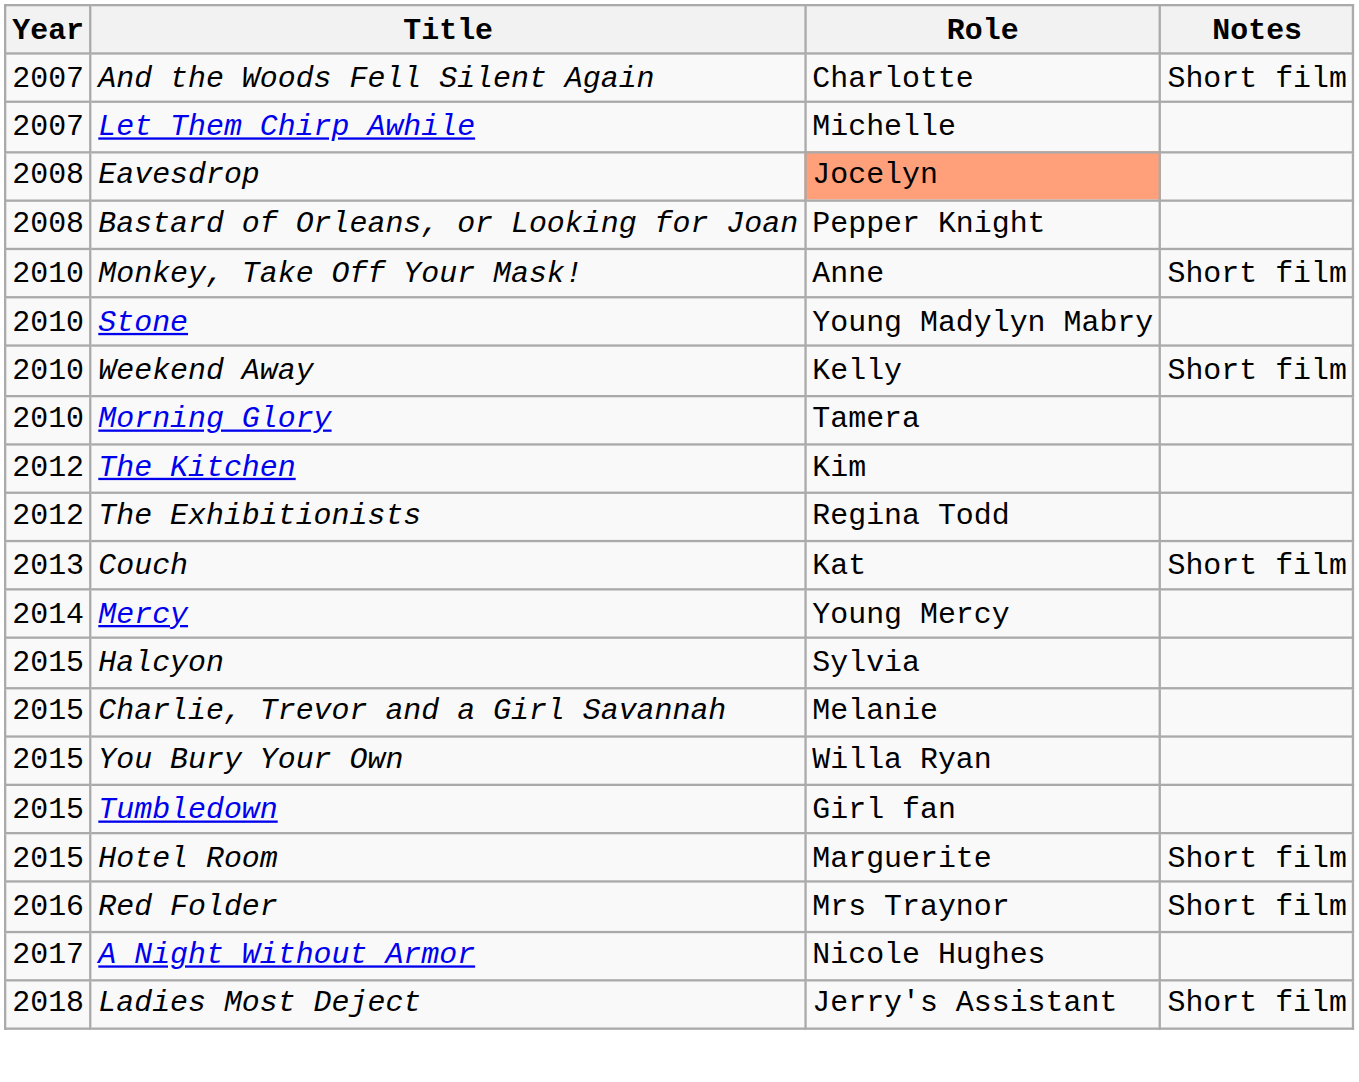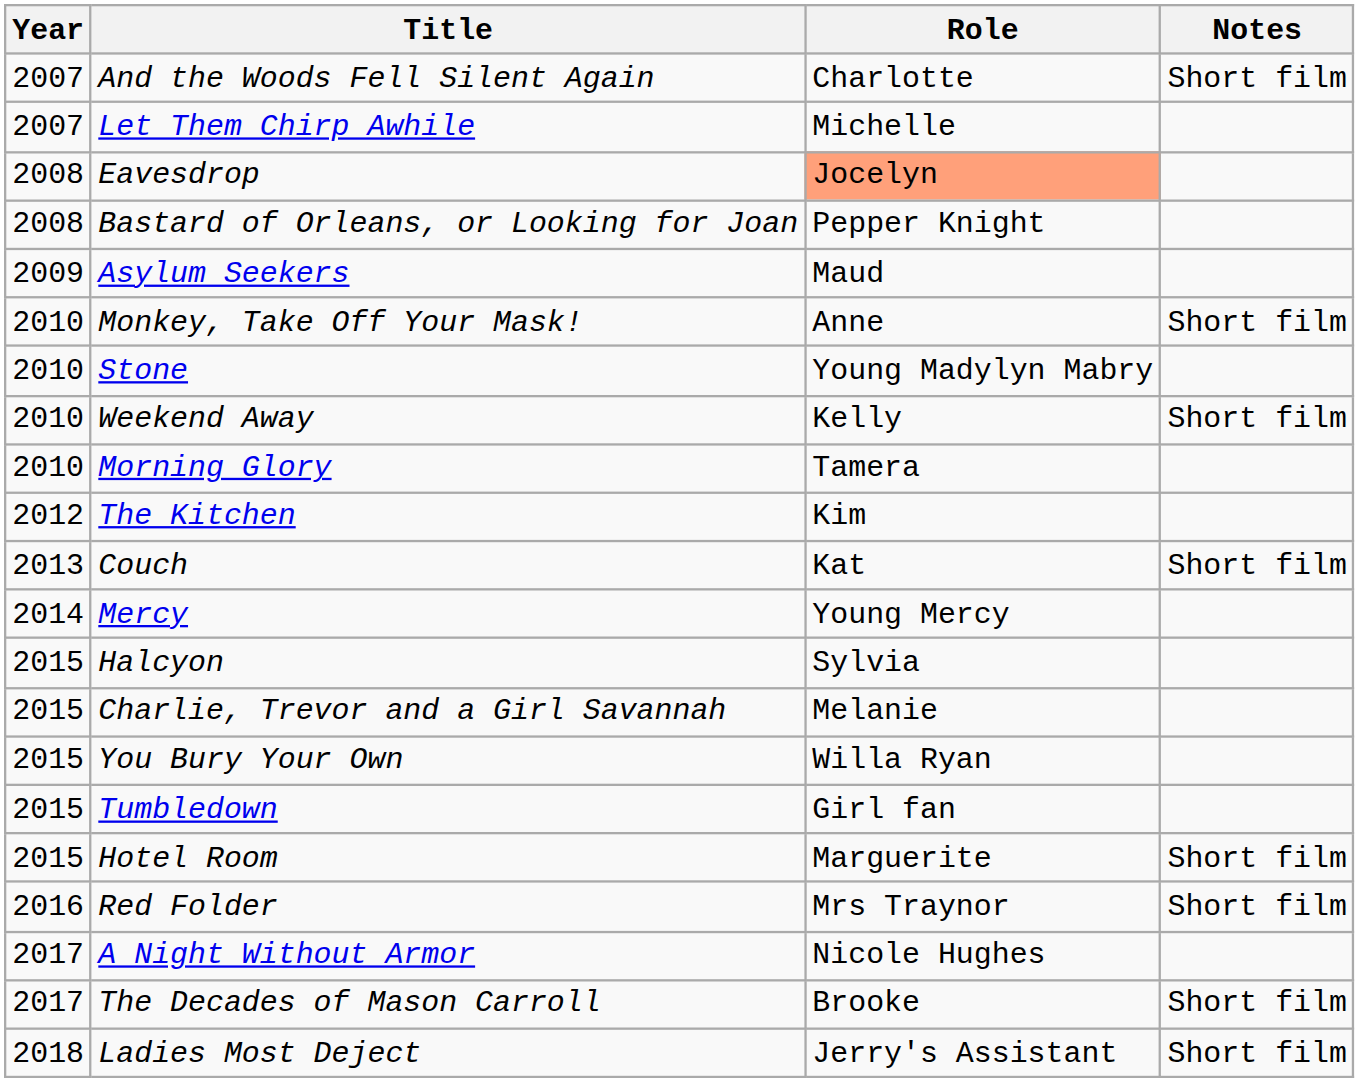+ row: (224, 273)
- row: (260, 517)
+ row: (350, 1004)
